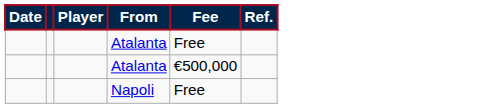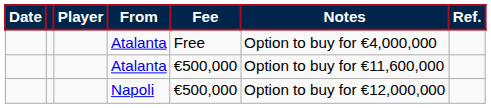+ column: (345, 17)
(189, 90) Free -> (205, 90) €500,000
